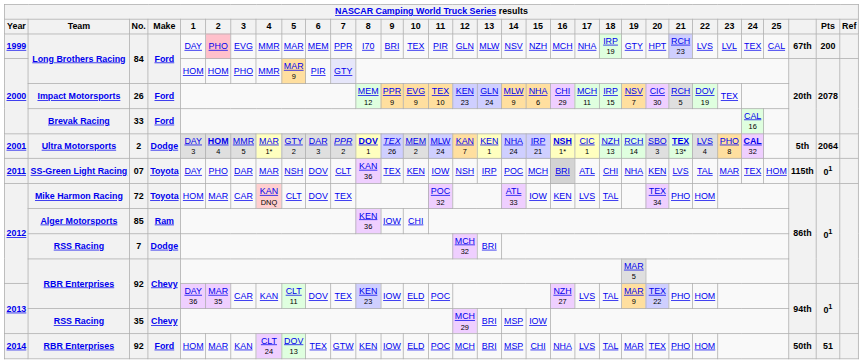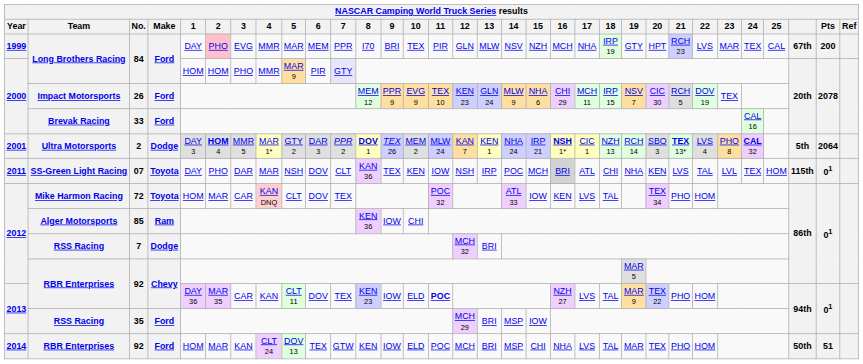(729, 46) LVL -> (729, 46) MAR
(729, 171) MAR -> (729, 171) LVL
(440, 296) normal -> (440, 296) bold
(164, 321) Chevy -> (164, 321) Ford
